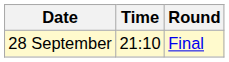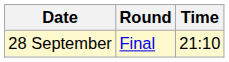columns swapped: (140, 17) <-> (194, 17)
